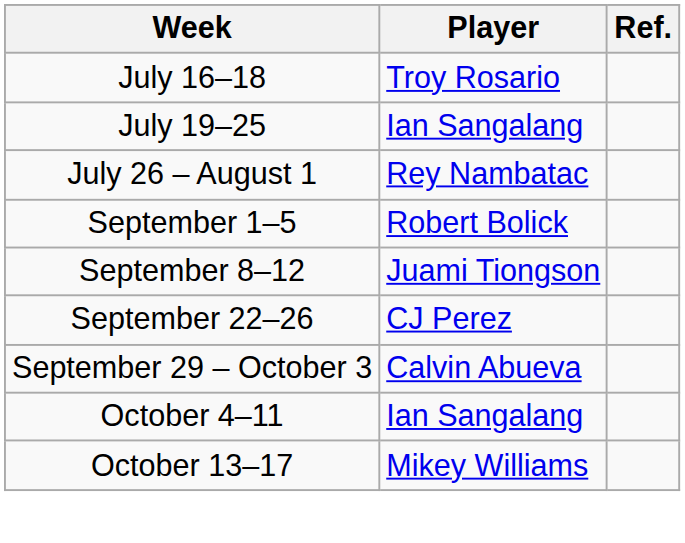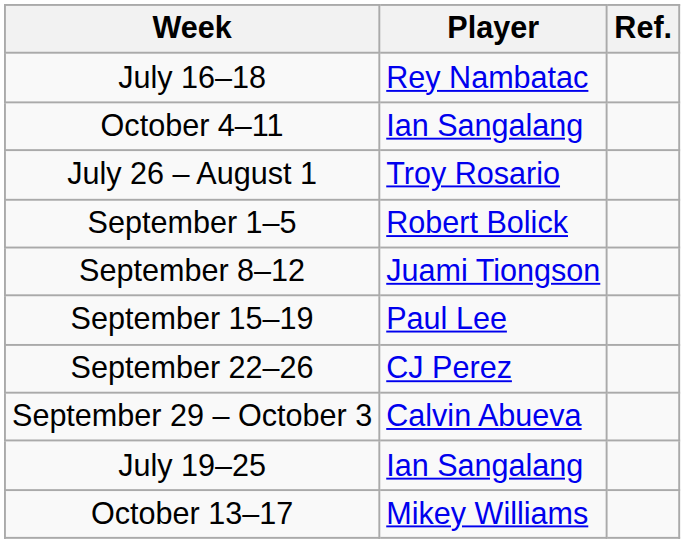(473, 77) Troy Rosario -> (487, 77) Rey Nambatac
rows swapped: (192, 125) <-> (192, 416)
(487, 174) Rey Nambatac -> (473, 174) Troy Rosario
+ row: (192, 319)
